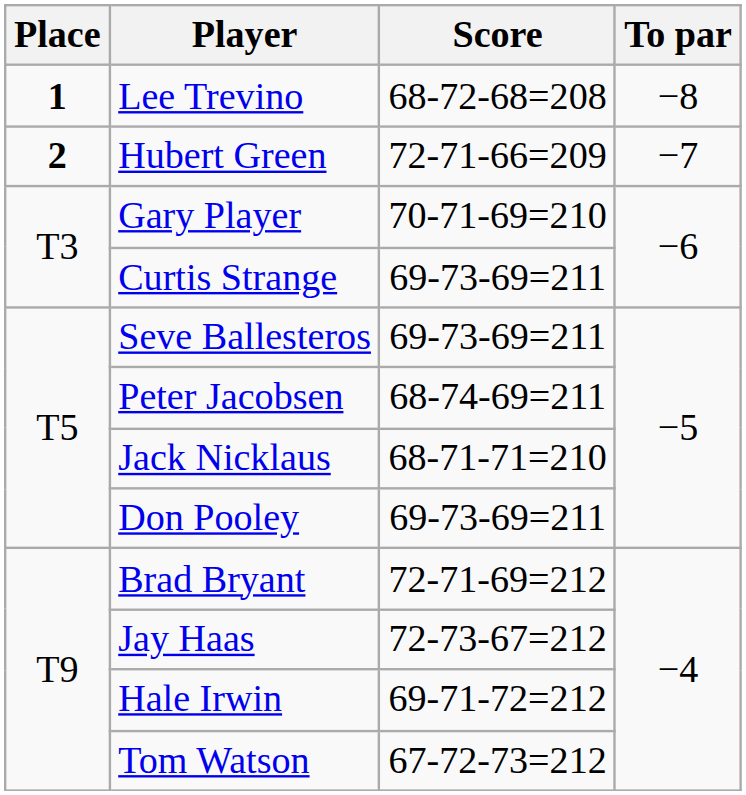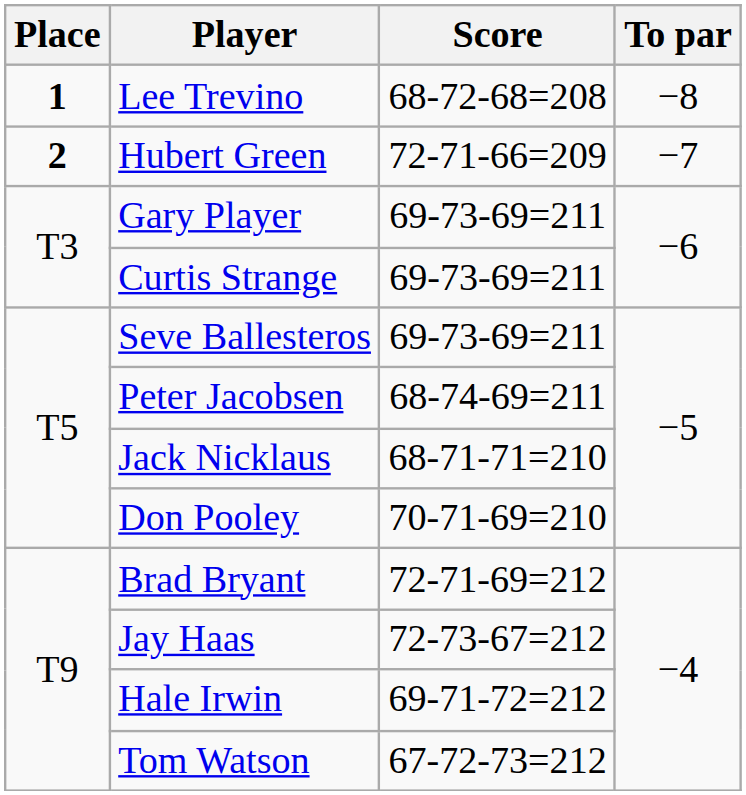(498, 215) 70-71-69=210 -> (498, 215) 69-73-69=211
(498, 517) 69-73-69=211 -> (498, 517) 70-71-69=210
